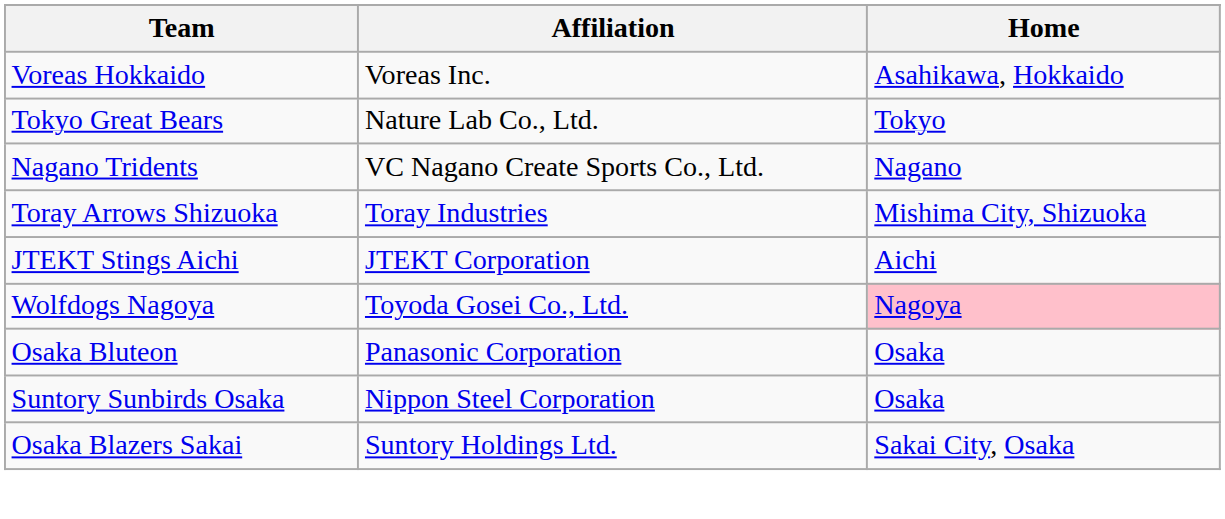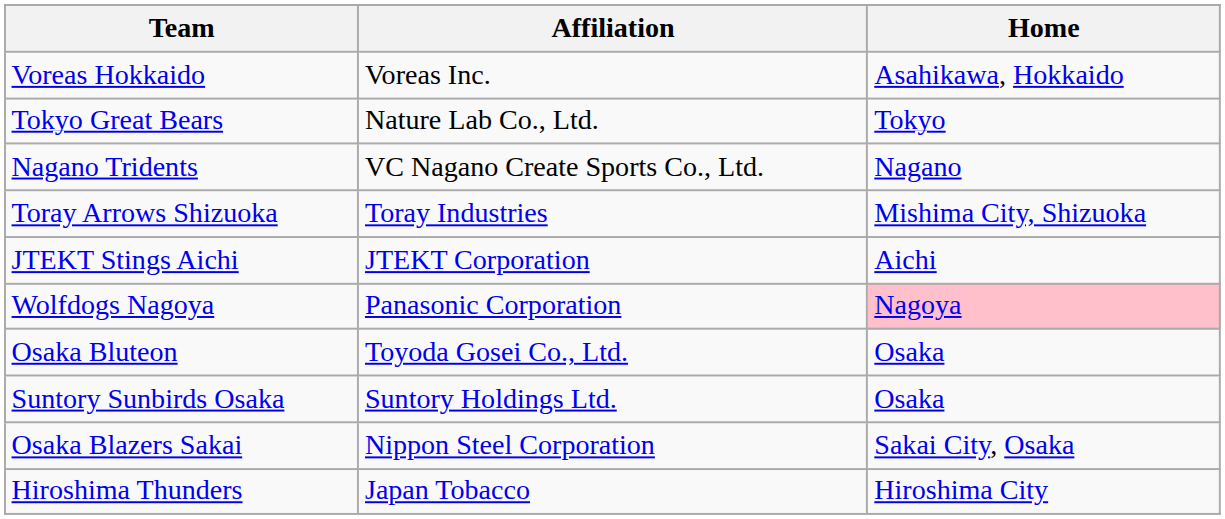(496, 305) Toyoda Gosei Co., Ltd. -> (493, 305) Panasonic Corporation
(493, 352) Panasonic Corporation -> (496, 352) Toyoda Gosei Co., Ltd.
(510, 398) Nippon Steel Corporation -> (491, 398) Suntory Holdings Ltd.
(491, 444) Suntory Holdings Ltd. -> (510, 444) Nippon Steel Corporation
+ row: (127, 491)
